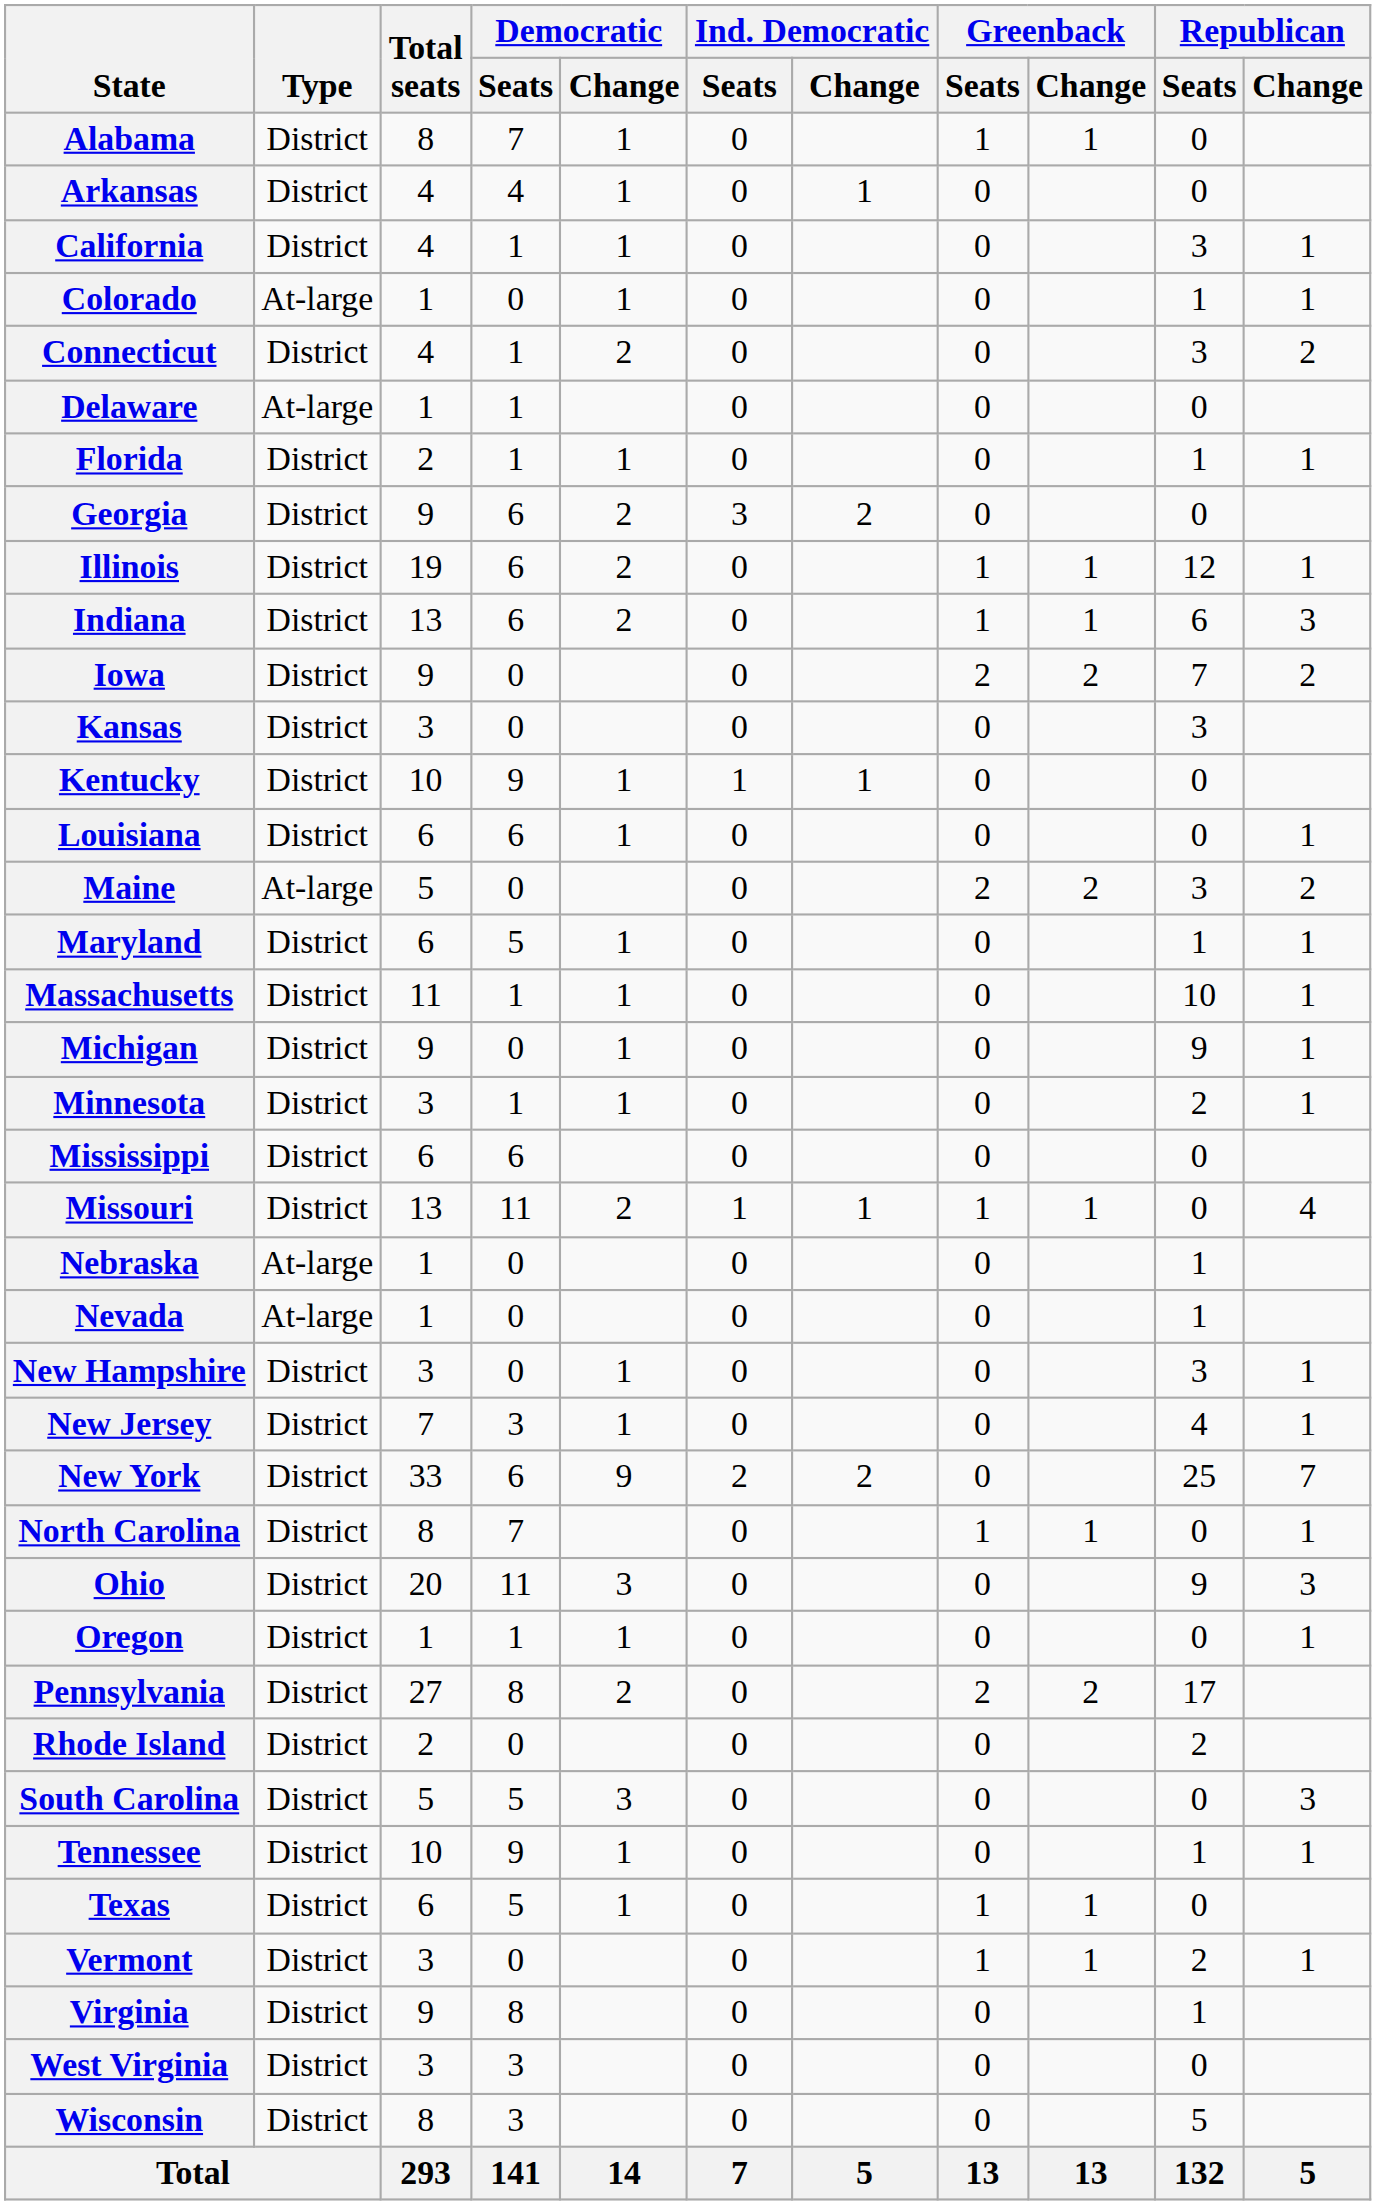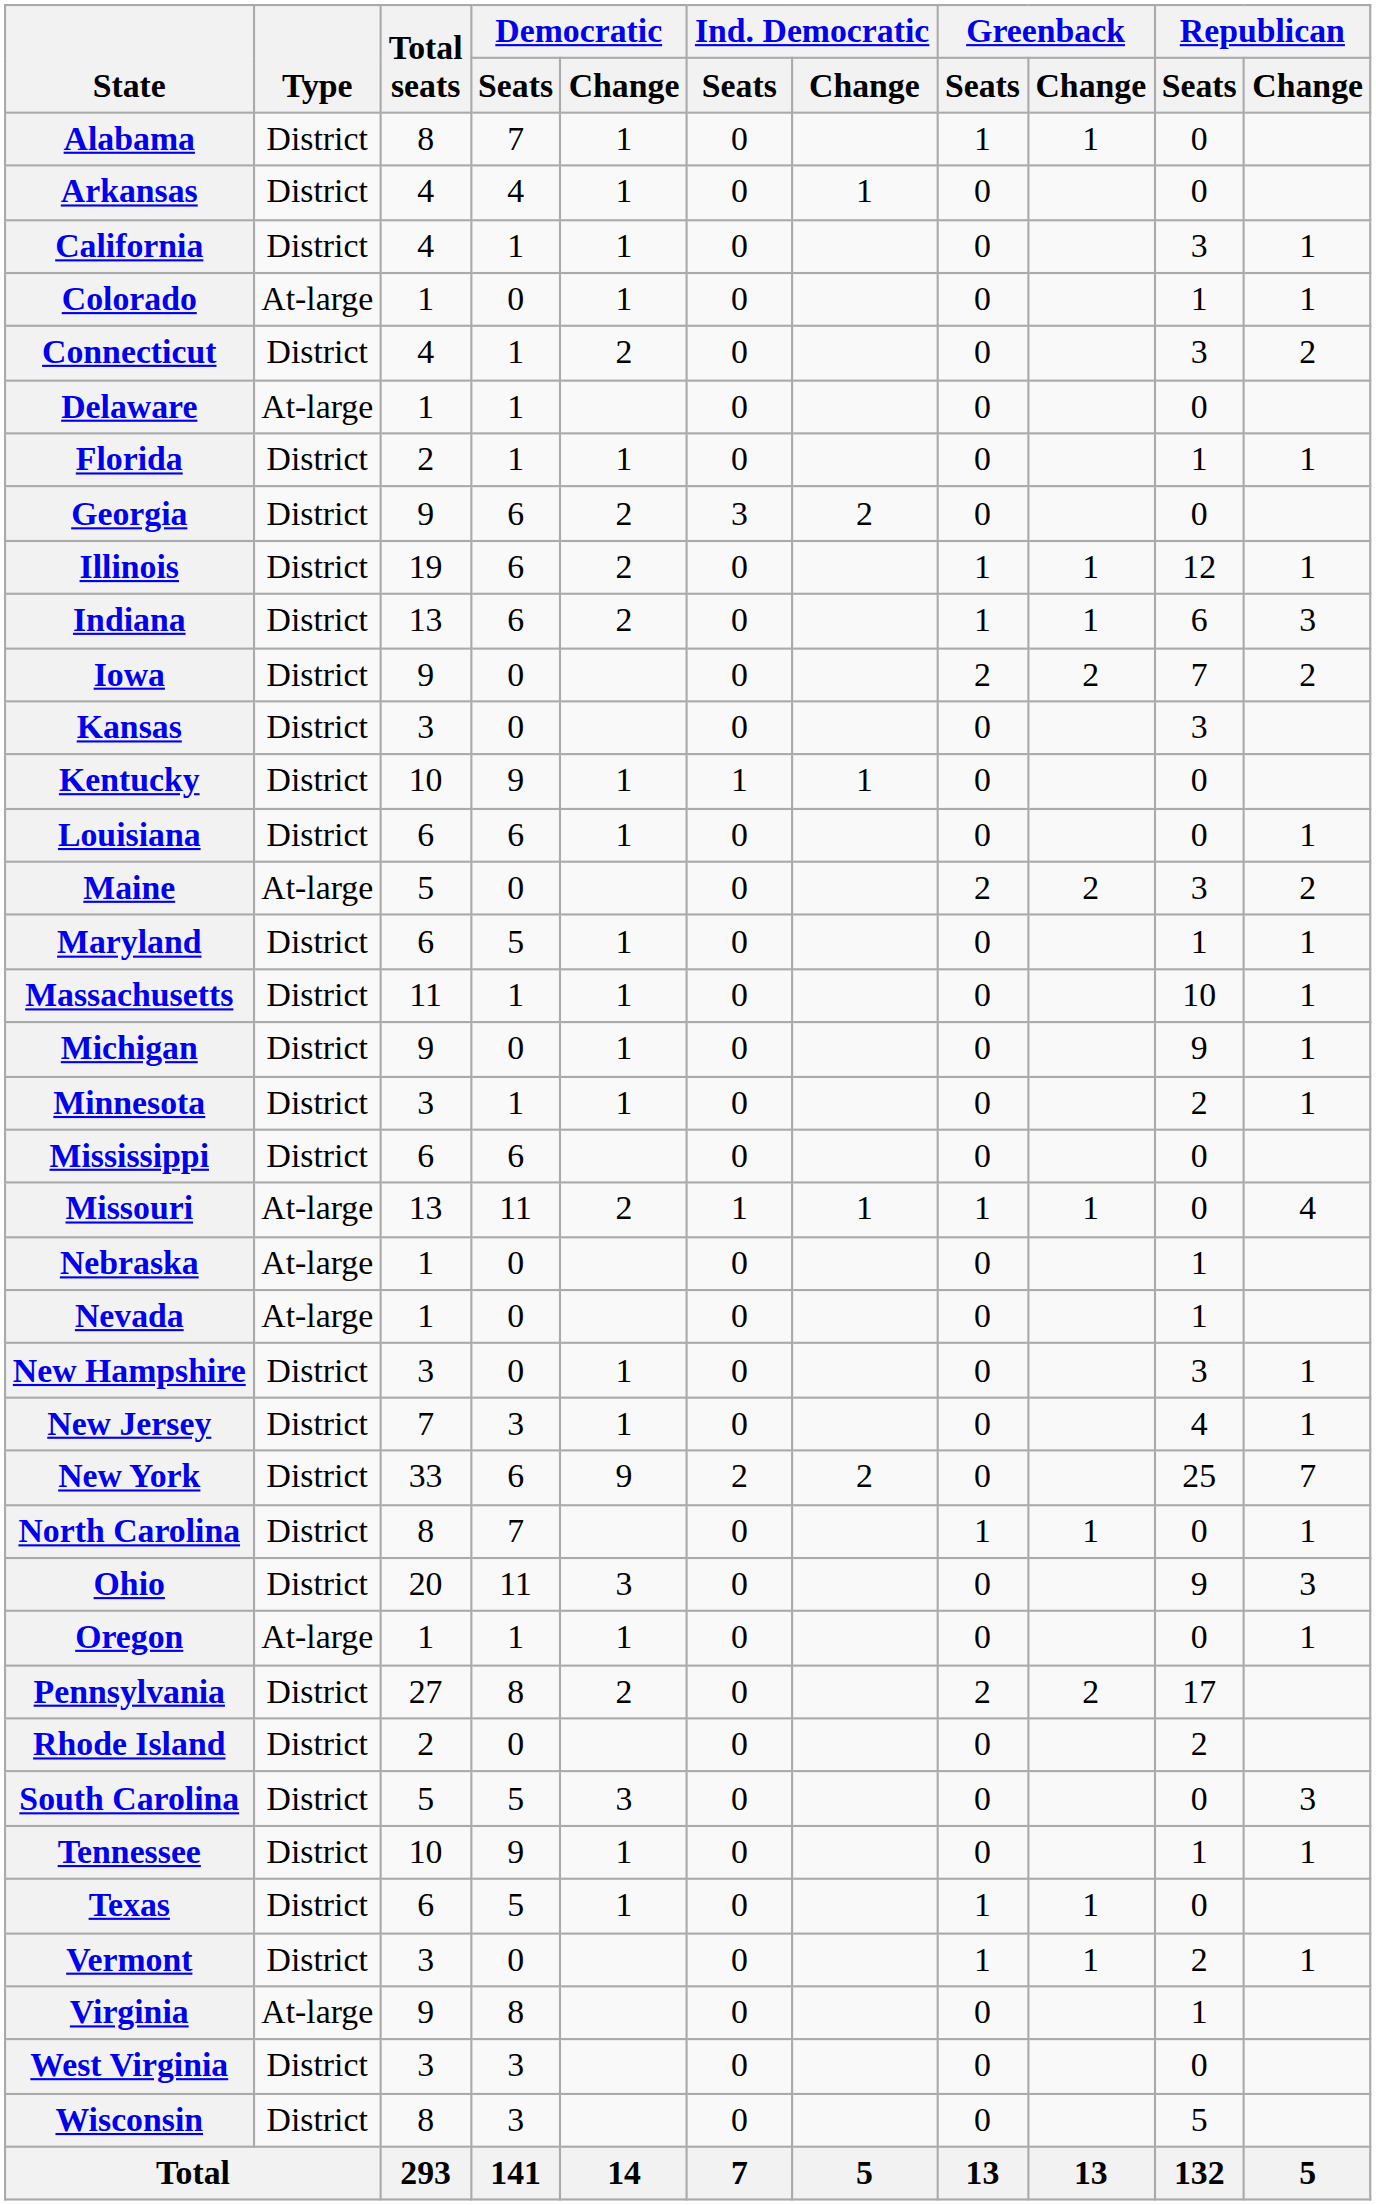(317, 1209) District -> (317, 1209) At-large
(317, 1637) District -> (317, 1637) At-large
(317, 2012) District -> (317, 2012) At-large
